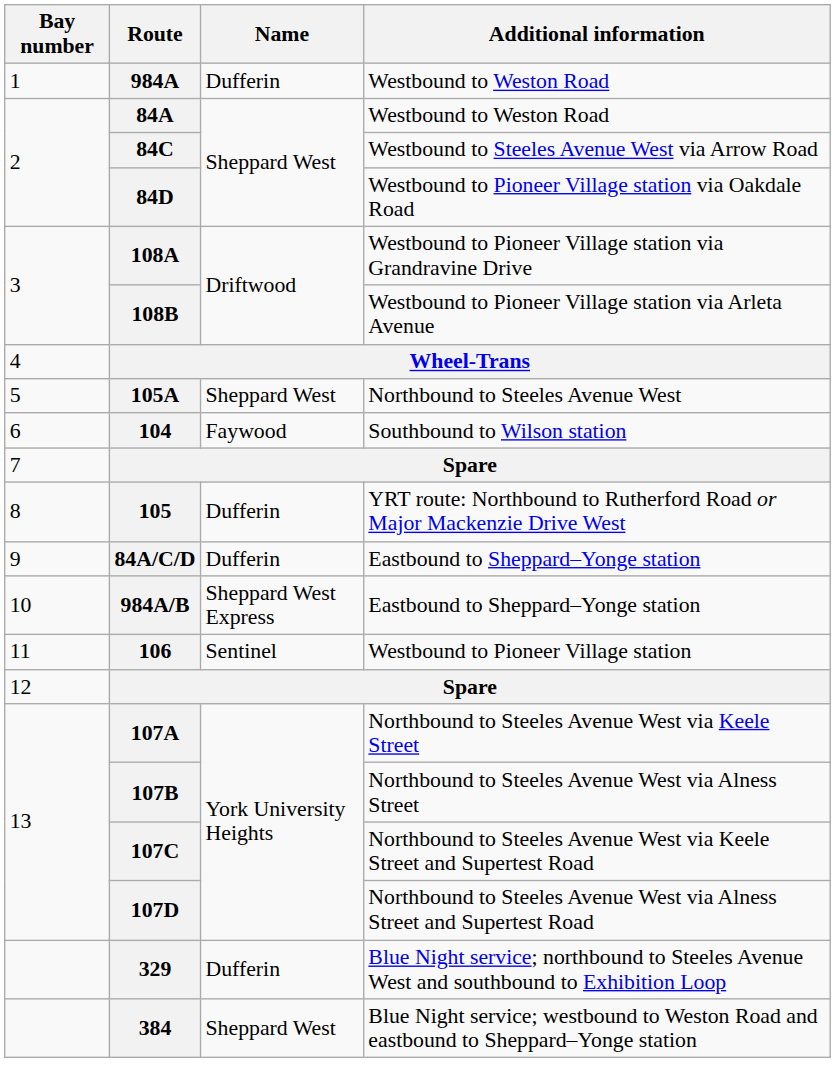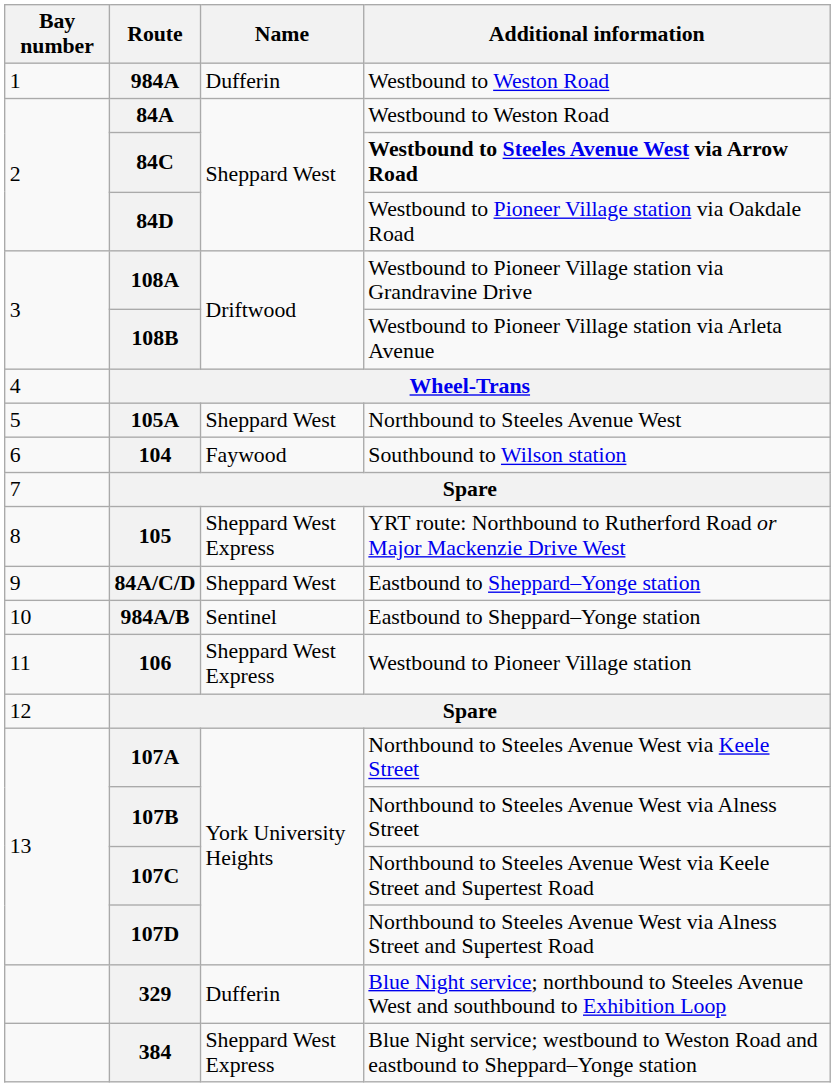(593, 149) normal -> (578, 162) bold
(243, 511) Dufferin -> (271, 536) Sheppard West Express
(243, 558) Dufferin -> (271, 582) Sheppard West
(271, 605) Sheppard West Express -> (241, 617) Sentinel
(241, 651) Sentinel -> (271, 664) Sheppard West Express
(271, 1027) Sheppard West -> (271, 1052) Sheppard West Express
